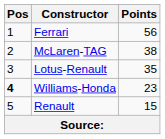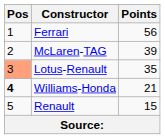(151, 51) 38 -> (151, 51) 39
(10, 69) no background -> (10, 69) lightsalmon background
(151, 88) 23 -> (151, 88) 21
